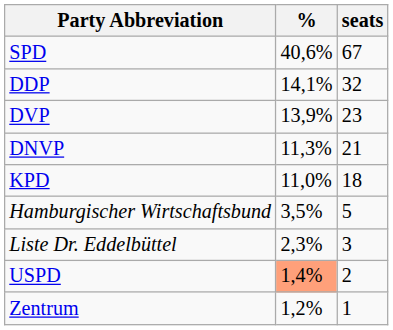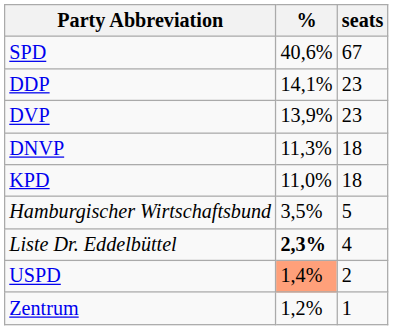(352, 84) 32 -> (352, 84) 23
(352, 148) 21 -> (352, 148) 18
(301, 244) normal -> (303, 244) bold
(347, 244) 3 -> (347, 244) 4
